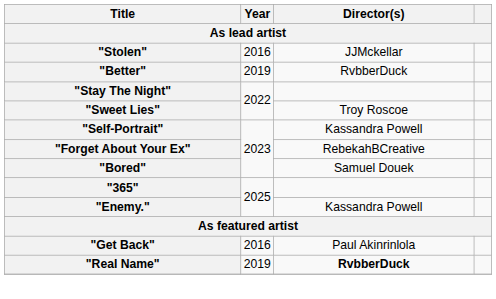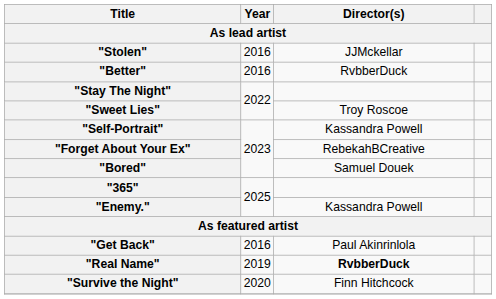(257, 71) 2019 -> (257, 71) 2016
+ row: (123, 284)
